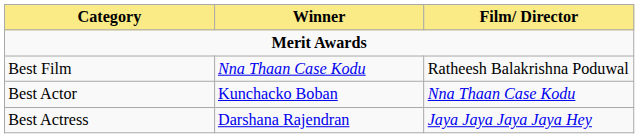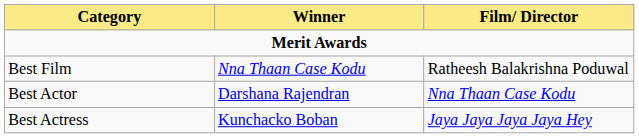(278, 94) Kunchacko Boban -> (284, 94) Darshana Rajendran
(284, 119) Darshana Rajendran -> (278, 119) Kunchacko Boban
